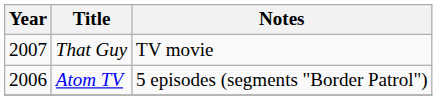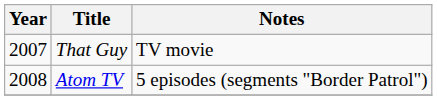(28, 79) 2006 -> (28, 79) 2008
